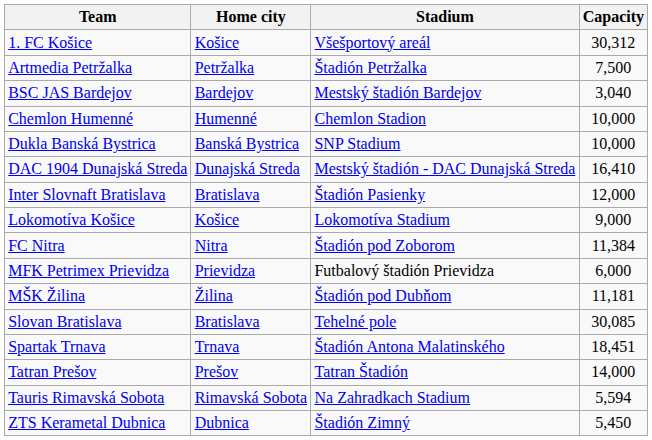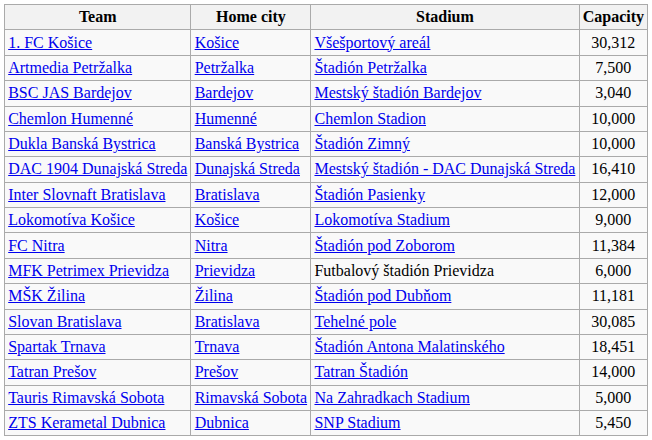(358, 144) SNP Stadium -> (362, 144) Štadión Zimný
(613, 397) 5,594 -> (613, 397) 5,000
(362, 423) Štadión Zimný -> (358, 423) SNP Stadium
